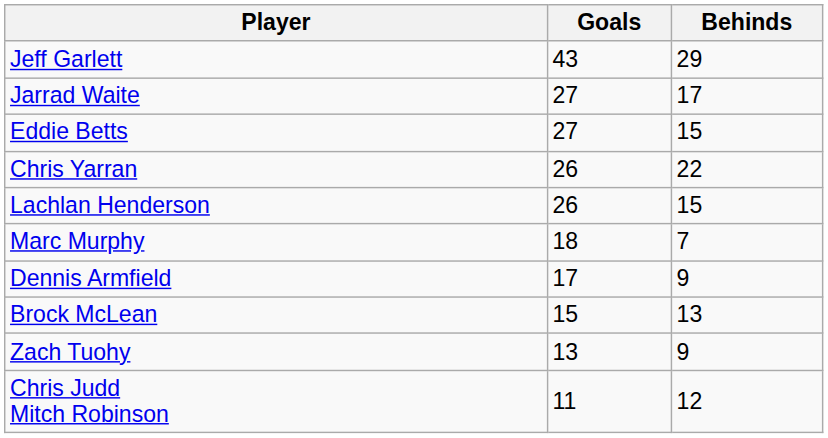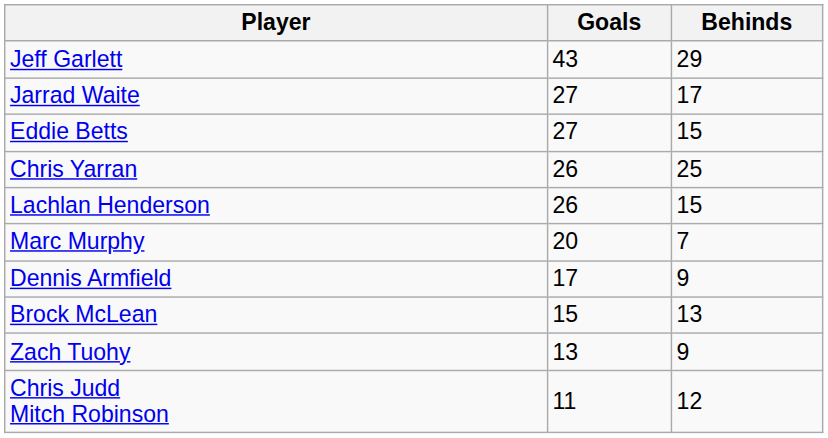(689, 168) 22 -> (689, 168) 25
(565, 242) 18 -> (565, 242) 20
